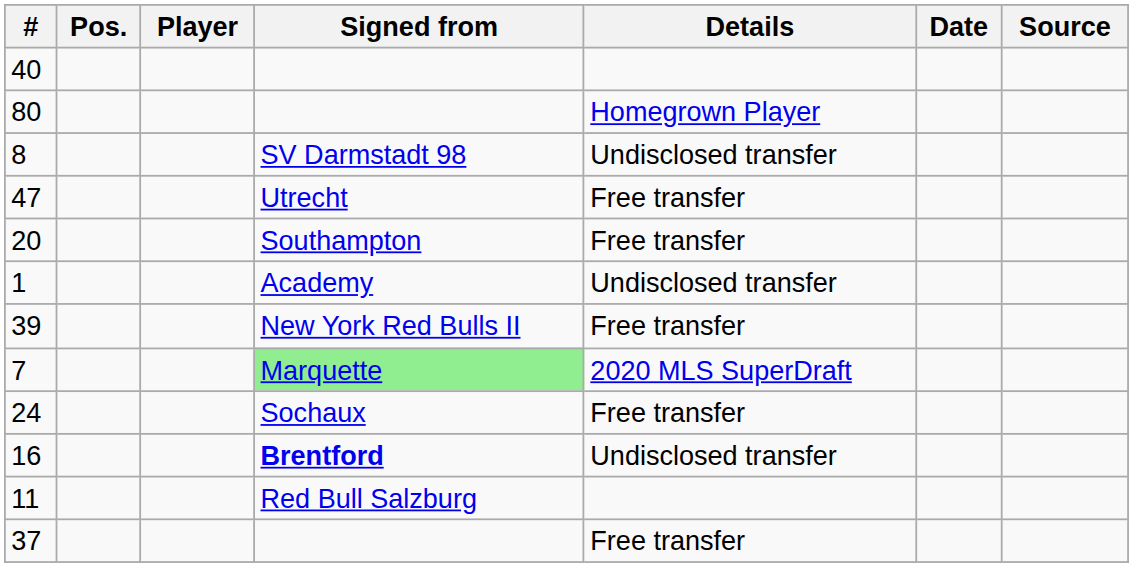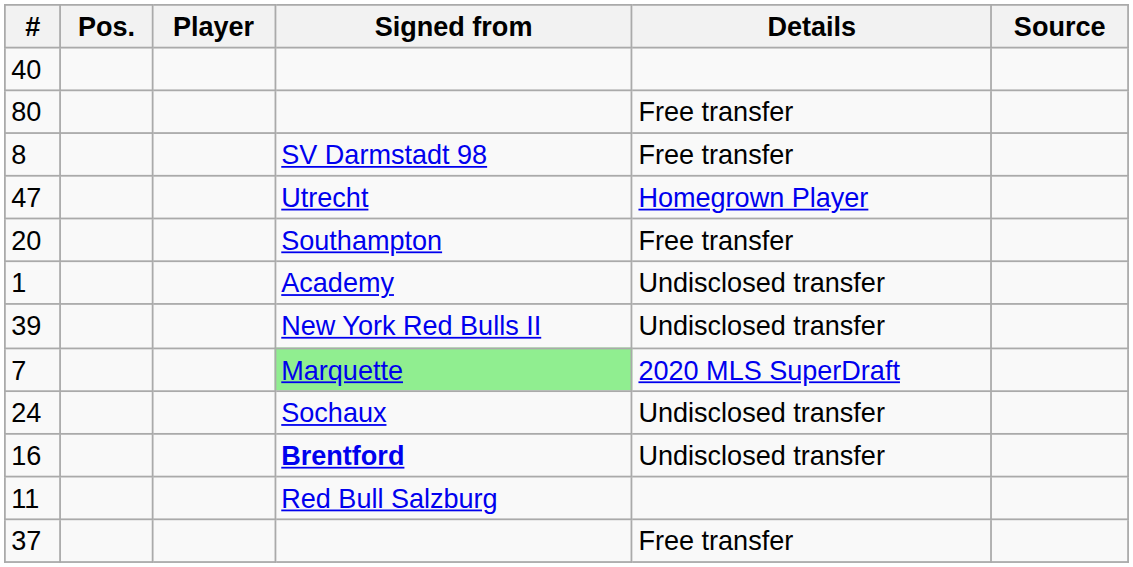- column: (959, 26)
(705, 112) Homegrown Player -> (716, 112) Free transfer
(714, 155) Undisclosed transfer -> (716, 155) Free transfer
(668, 198) Free transfer -> (753, 198) Homegrown Player
(668, 326) Free transfer -> (762, 326) Undisclosed transfer
(668, 412) Free transfer -> (762, 412) Undisclosed transfer
